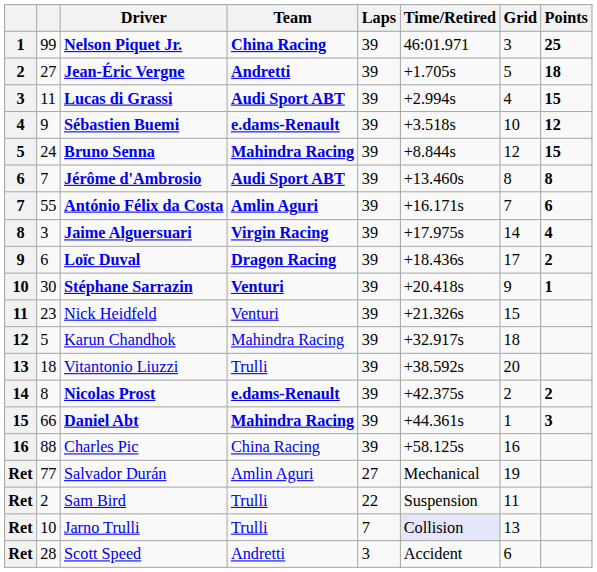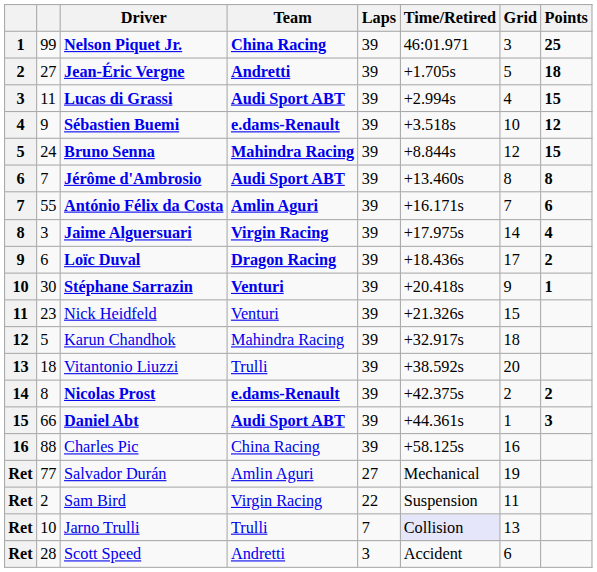(293, 420) Mahindra Racing -> (288, 420) Audi Sport ABT
(249, 500) Trulli -> (277, 500) Virgin Racing
